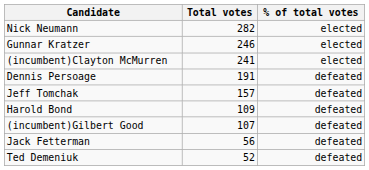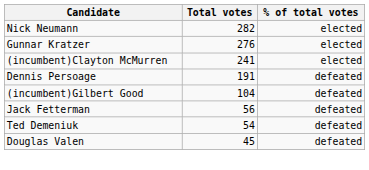(246, 45) 246 -> (246, 45) 276
- row: (42, 93)
- row: (39, 109)
(246, 125) 107 -> (246, 93) 104
(249, 157) 52 -> (249, 125) 54
+ row: (45, 141)
